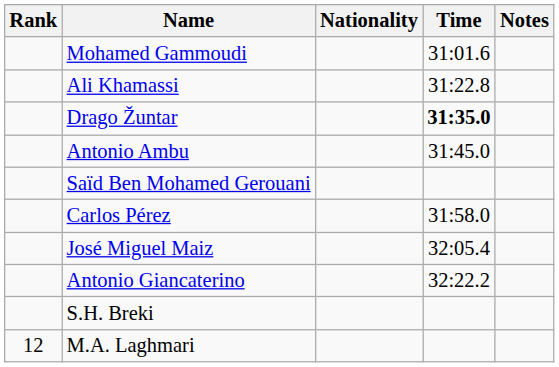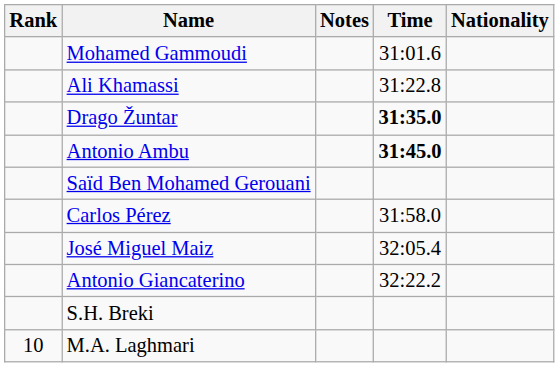columns swapped: (369, 20) <-> (524, 20)
(459, 150) normal -> (410, 150) bold
(33, 345) 12 -> (33, 345) 10
